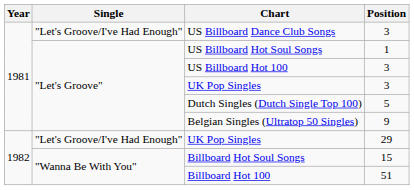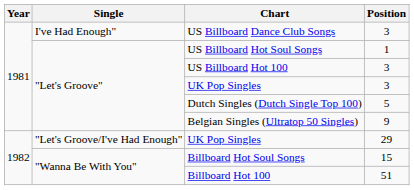(109, 31) "Let's Groove/I've Had Enough" -> (75, 31) I've Had Enough"
